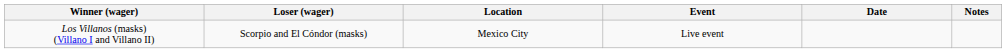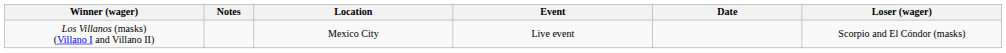columns swapped: (303, 12) <-> (977, 12)
